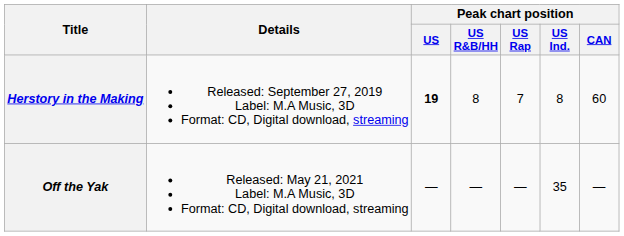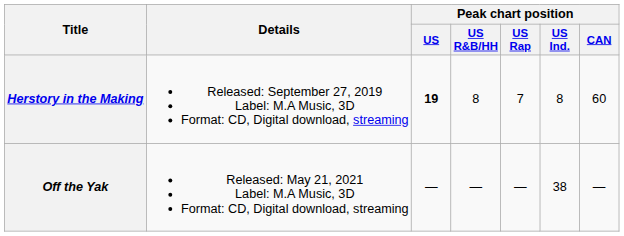(560, 187) 35 -> (560, 187) 38
